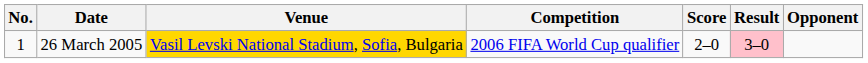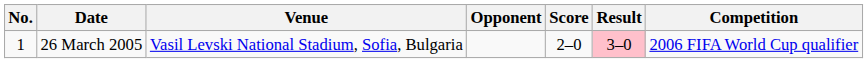columns swapped: (823, 17) <-> (575, 17)
(306, 44) gold background -> (306, 44) no background
